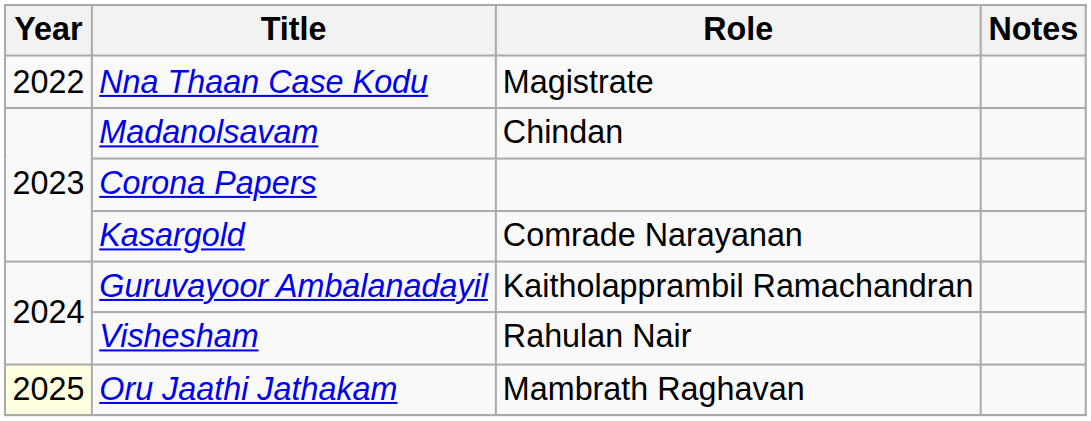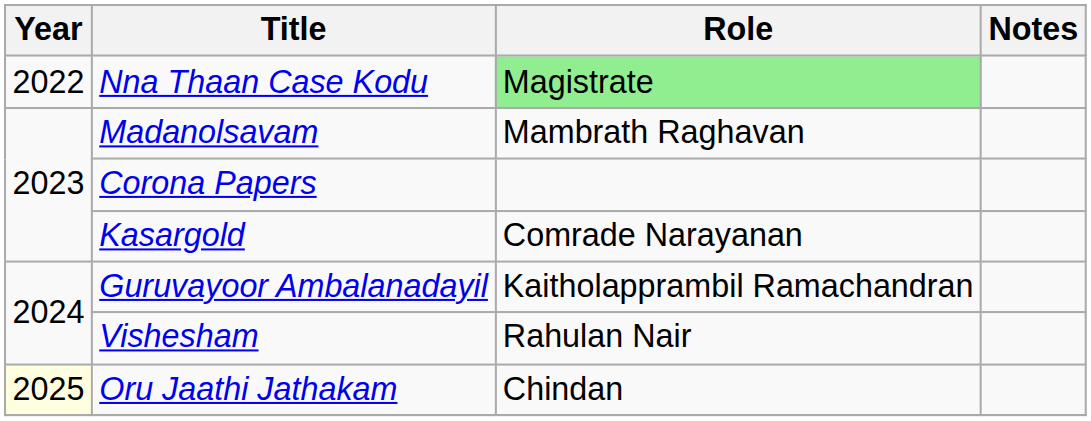(578, 81) no background -> (578, 81) lightgreen background
(563, 132) Chindan -> (654, 132) Mambrath Raghavan
(654, 388) Mambrath Raghavan -> (563, 388) Chindan
